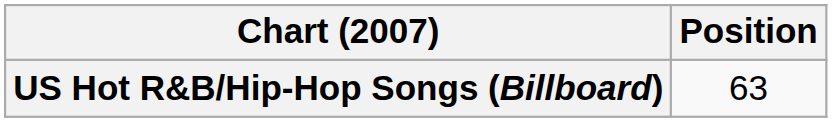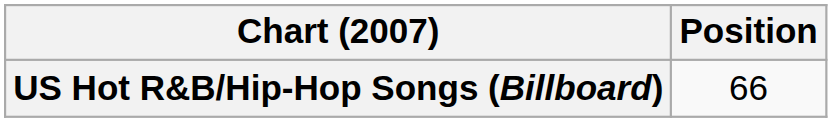(749, 87) 63 -> (749, 87) 66
